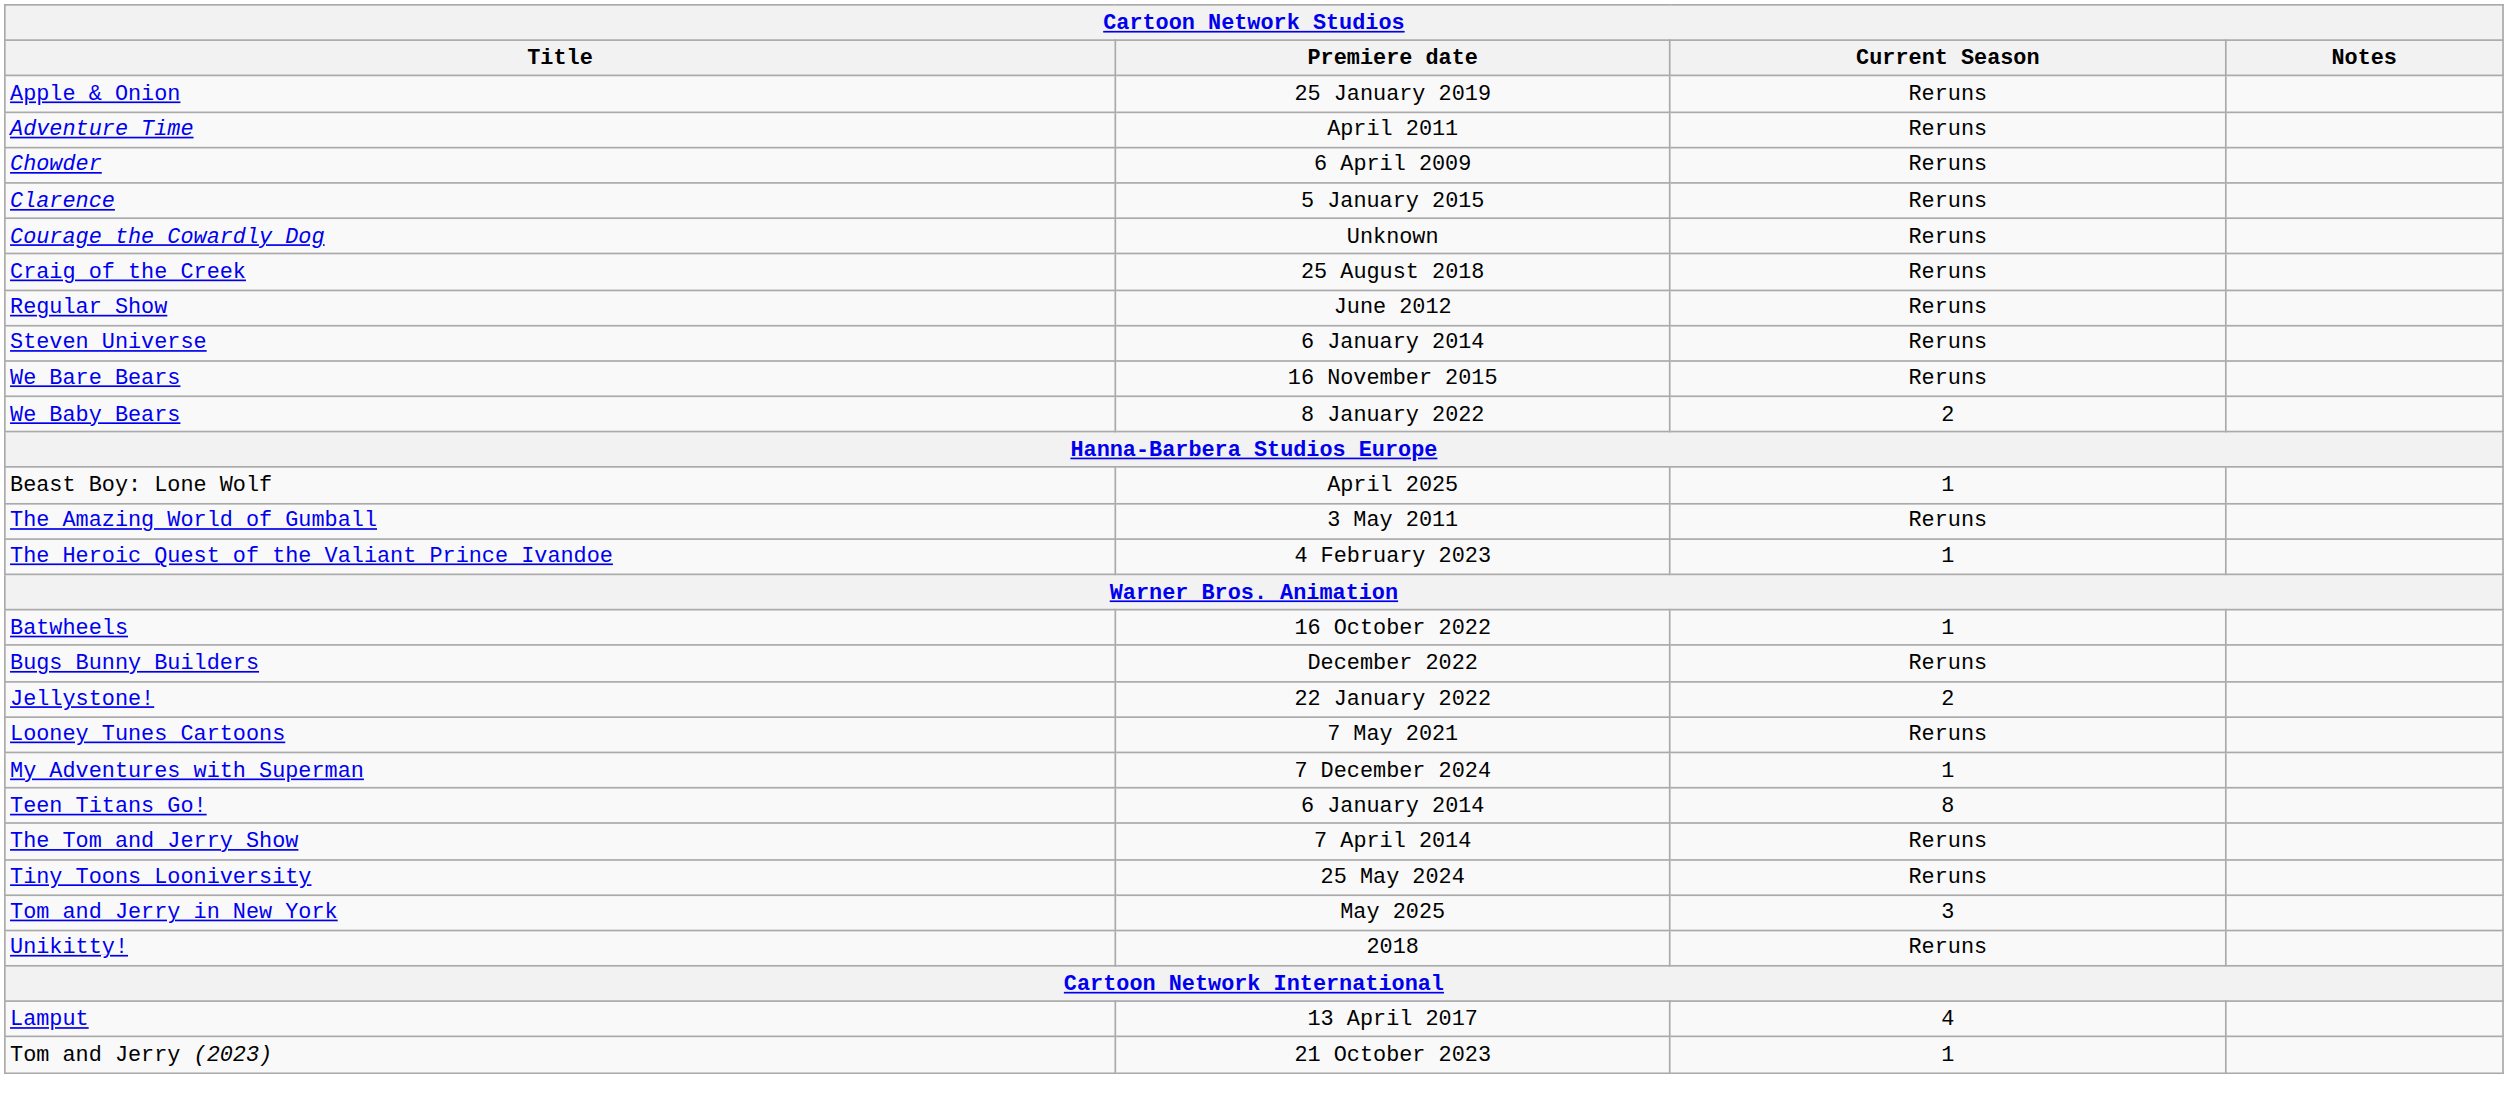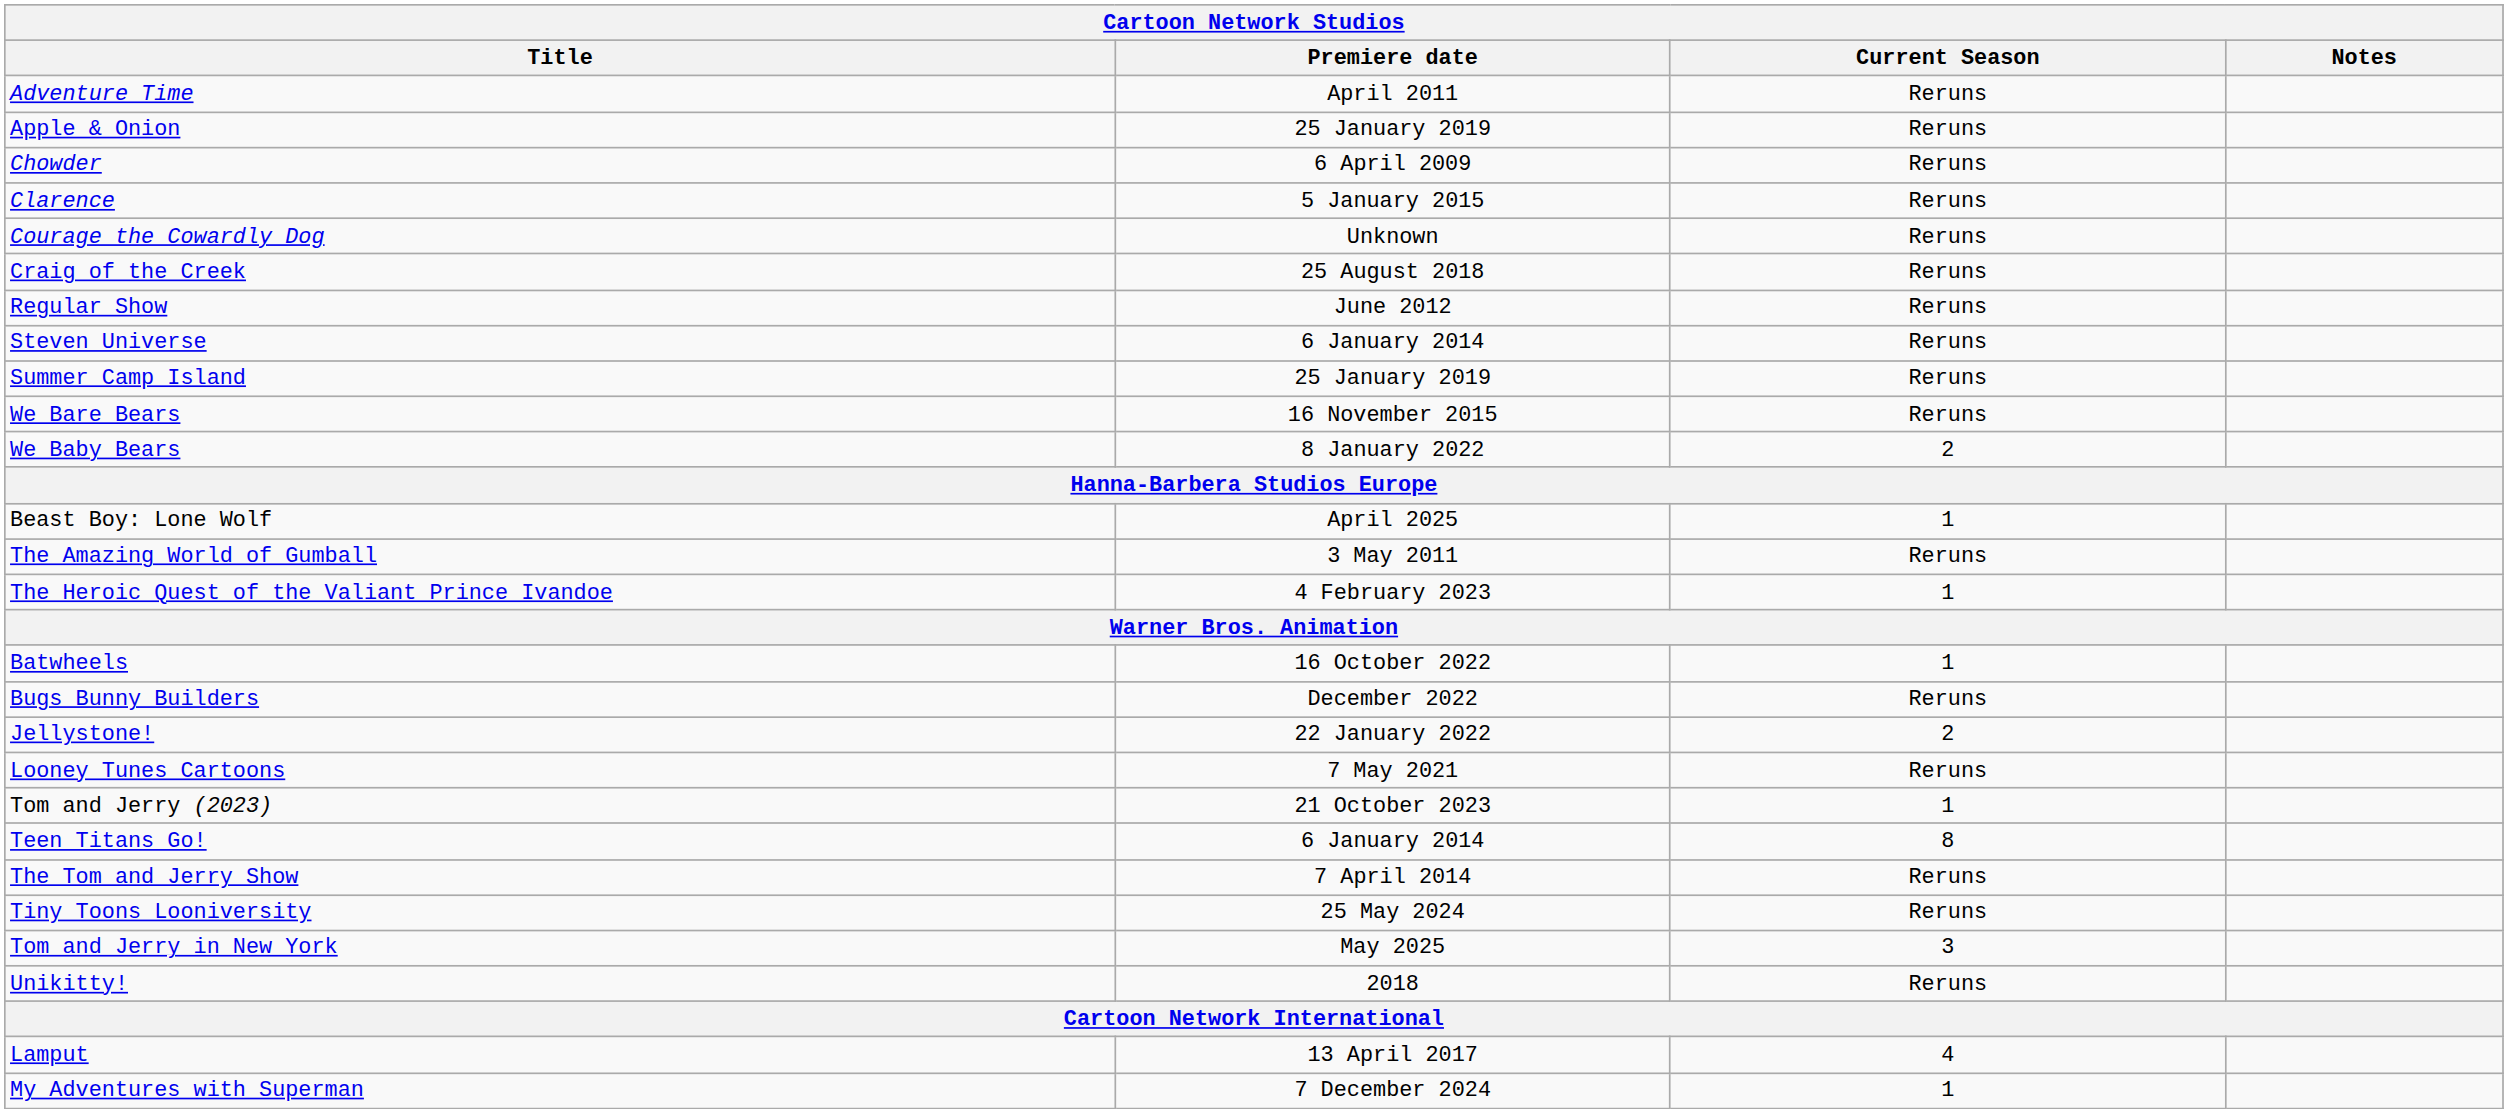rows swapped: (102, 129) <-> (95, 94)
+ row: (128, 379)
rows swapped: (187, 770) <-> (141, 1055)
